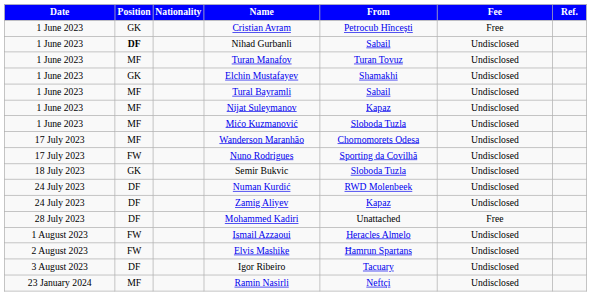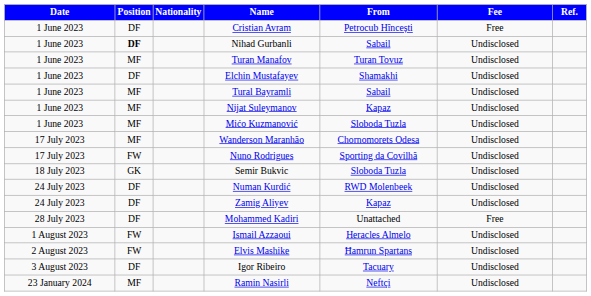(134, 28) GK -> (134, 28) DF
(134, 76) GK -> (134, 76) DF
